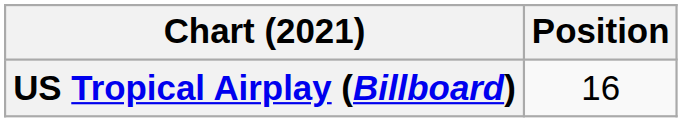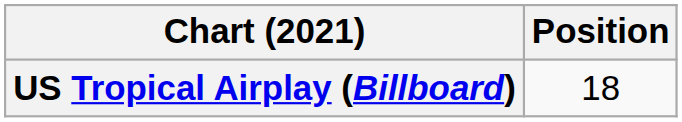(601, 87) 16 -> (601, 87) 18
